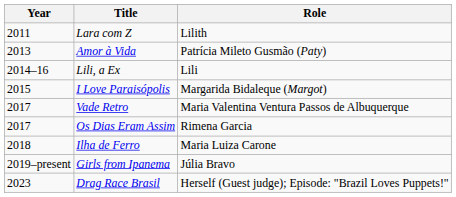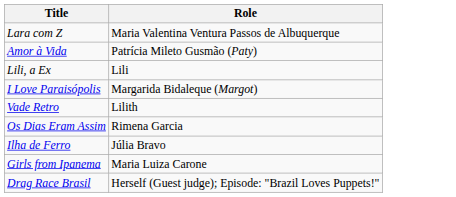- column: (39, 13)
(194, 32) Lilith -> (225, 32) Maria Valentina Ventura Passos de Albuquerque
(295, 107) Maria Valentina Ventura Passos de Albuquerque -> (125, 107) Lilith
(228, 145) Maria Luiza Carone -> (138, 145) Júlia Bravo
(208, 164) Júlia Bravo -> (159, 164) Maria Luiza Carone
